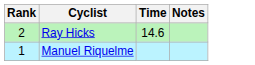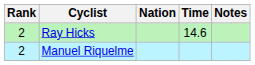+ column: (158, 13)
(22, 51) 1 -> (22, 51) 2
